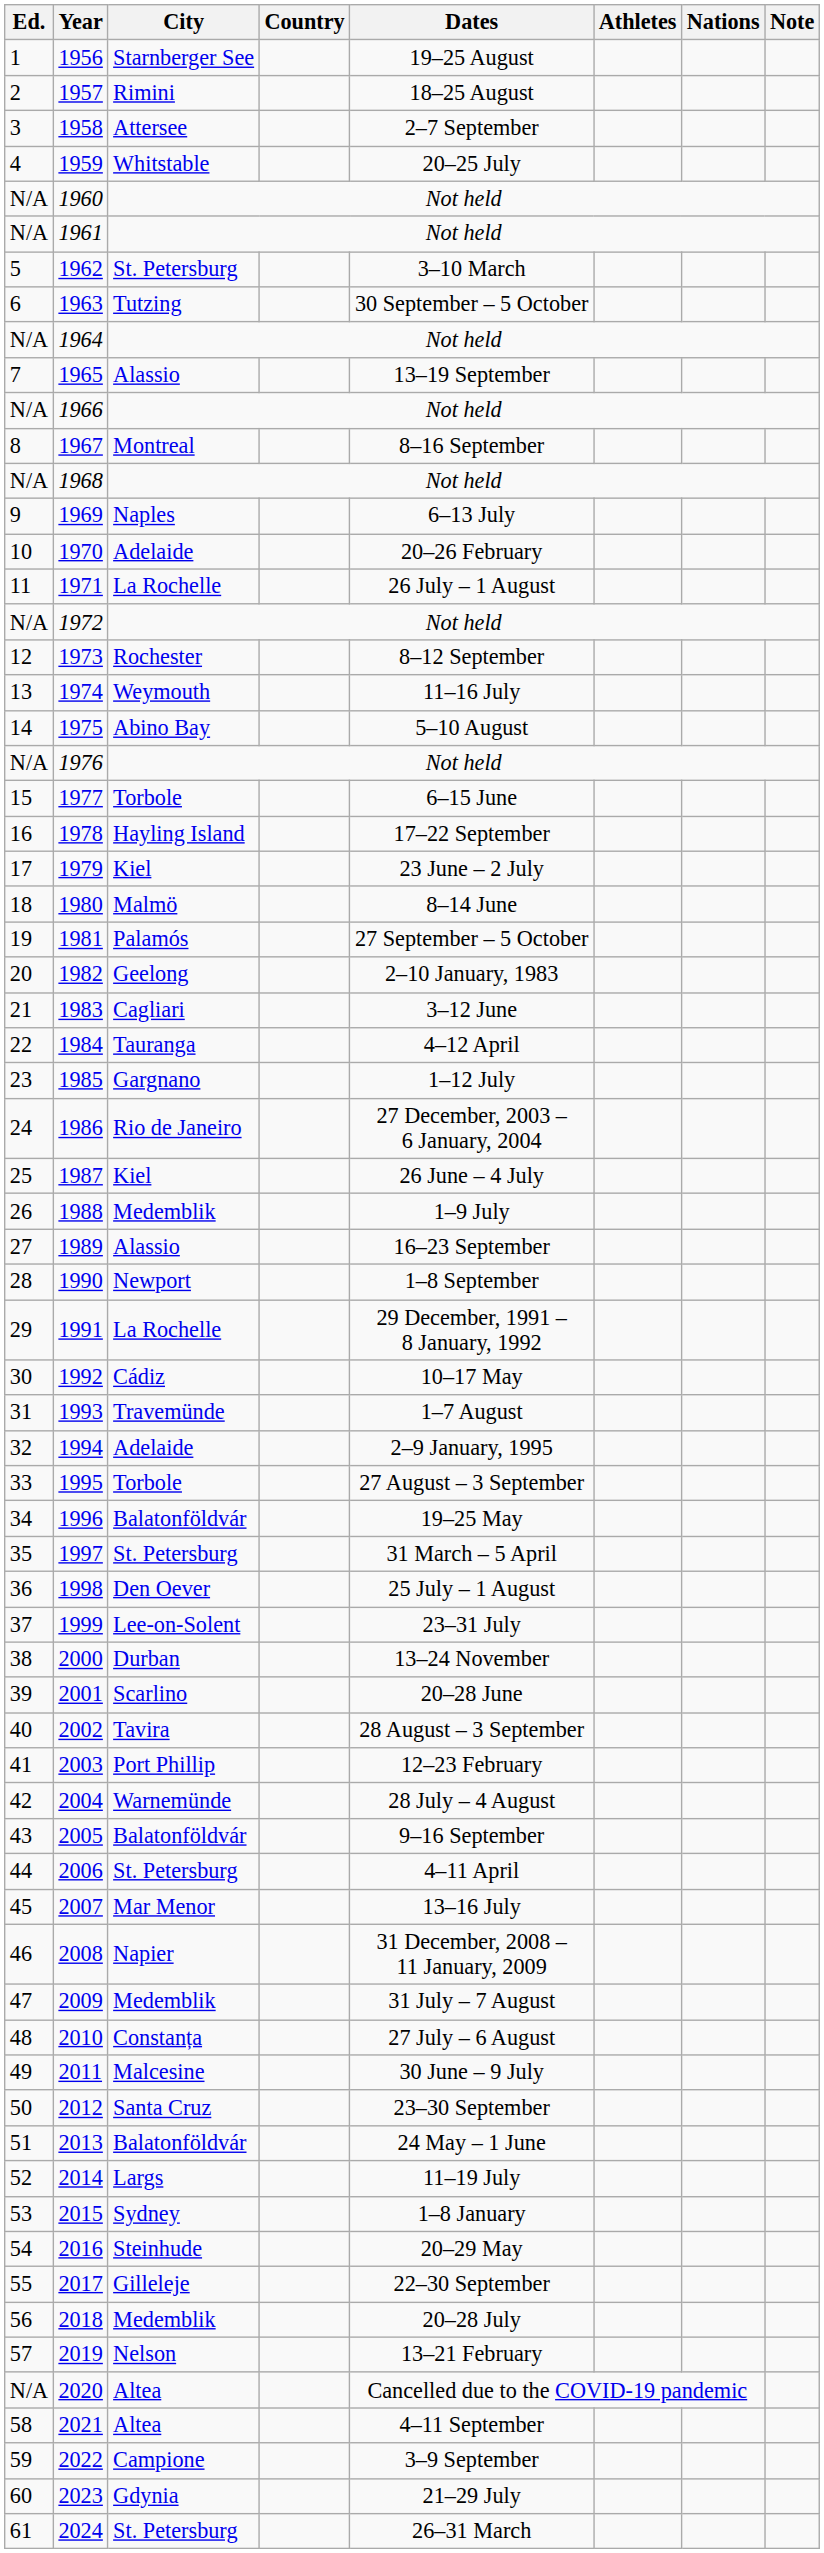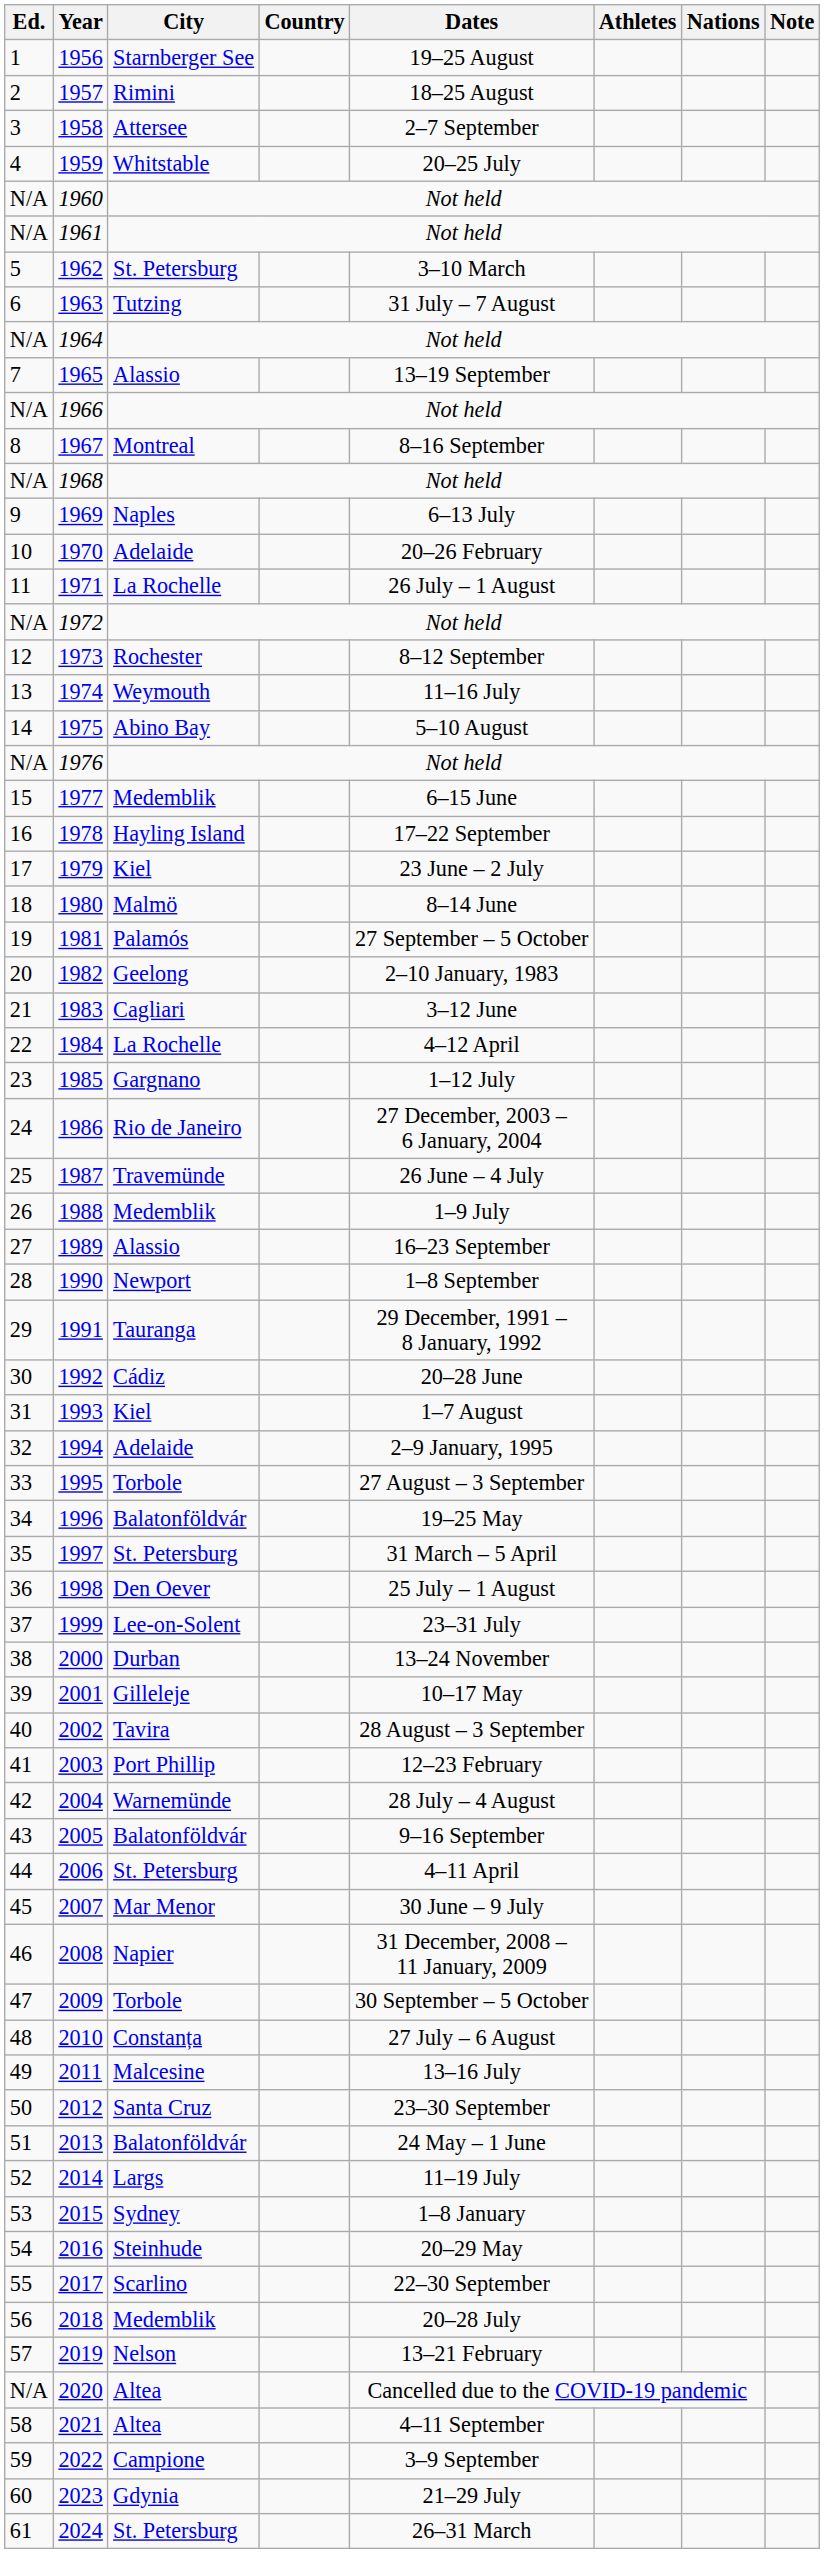(472, 304) 30 September – 5 October -> (472, 304) 31 July – 7 August
(148, 798) Torbole -> (164, 798) Medemblik
(154, 1045) Tauranga -> (167, 1045) La Rochelle
(132, 1175) Kiel -> (169, 1175) Travemünde
(167, 1329) La Rochelle -> (154, 1329) Tauranga
(472, 1377) 10–17 May -> (472, 1377) 20–28 June
(169, 1412) Travemünde -> (132, 1412) Kiel
(150, 1694) Scarlino -> (151, 1694) Gilleleje
(472, 1694) 20–28 June -> (472, 1694) 10–17 May
(472, 1906) 13–16 July -> (472, 1906) 30 June – 9 July
(164, 2001) Medemblik -> (148, 2001) Torbole
(472, 2001) 31 July – 7 August -> (472, 2001) 30 September – 5 October
(472, 2072) 30 June – 9 July -> (472, 2072) 13–16 July
(151, 2284) Gilleleje -> (150, 2284) Scarlino
